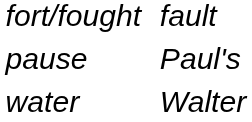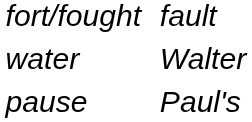rows swapped: (47, 59) <-> (42, 102)
